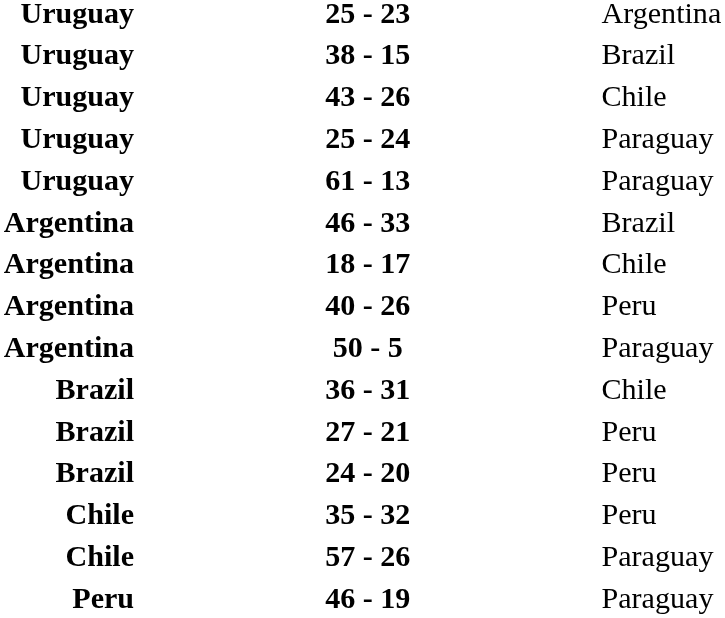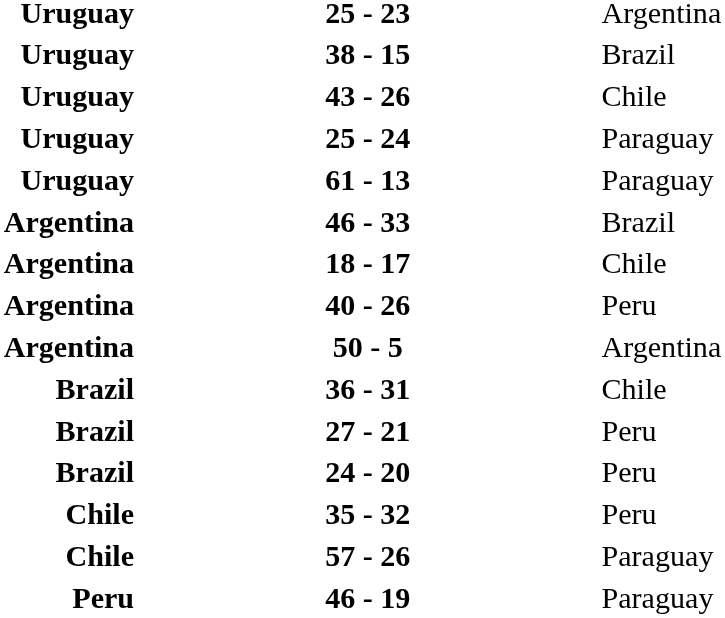(657, 347) Paraguay -> (661, 347) Argentina
